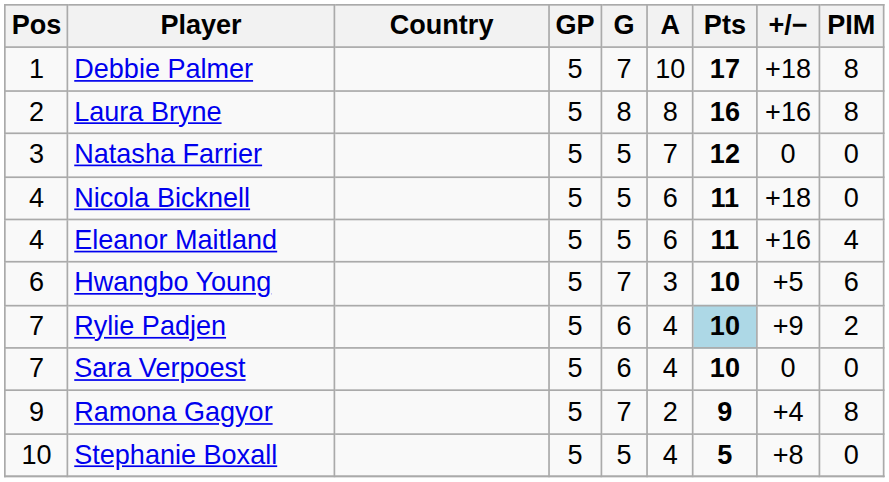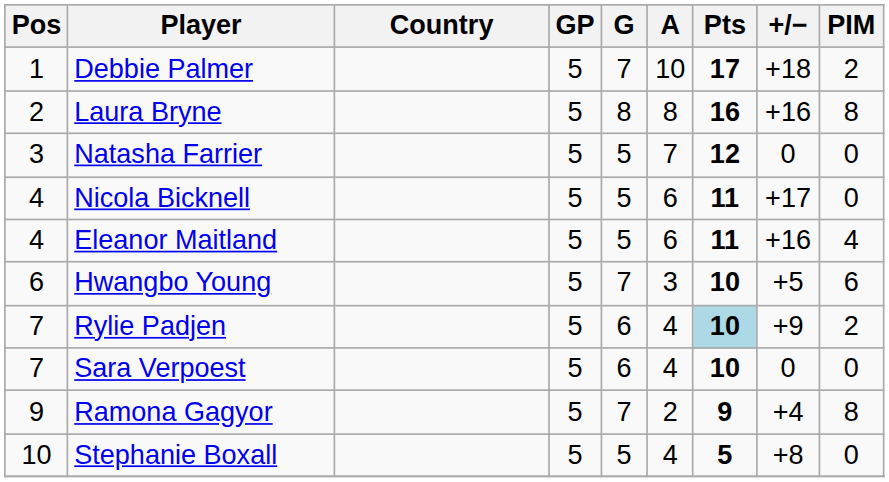(851, 68) 8 -> (851, 68) 2
(788, 197) +18 -> (788, 197) +17
